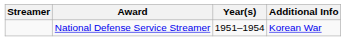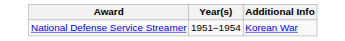- column: (29, 12)
